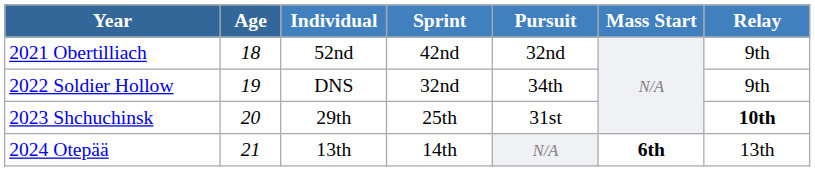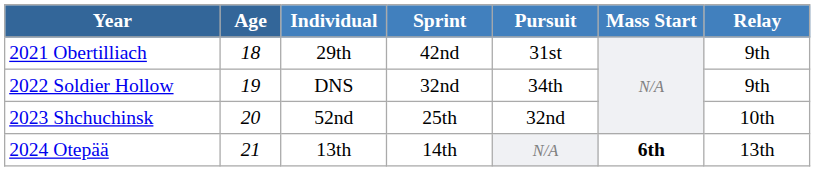(334, 53) 52nd -> (334, 53) 29th
(546, 53) 32nd -> (546, 53) 31st
(334, 117) 29th -> (334, 117) 52nd
(546, 117) 31st -> (546, 117) 32nd
(757, 117) bold -> (757, 117) normal
